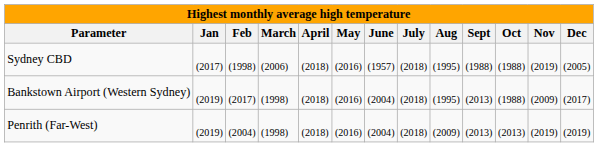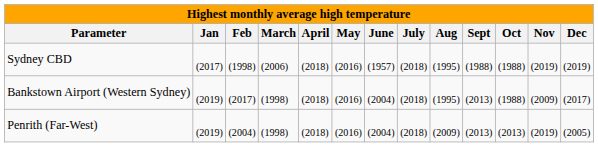(577, 67) (2005) -> (577, 67) (2019)
(577, 133) (2019) -> (577, 133) (2005)
